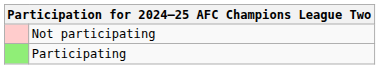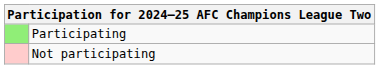rows swapped: (79, 54) <-> (94, 34)
